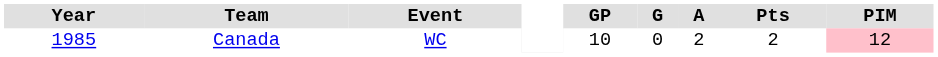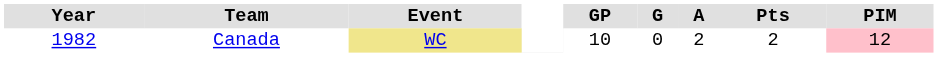(74, 40) 1985 -> (74, 40) 1982
(435, 40) no background -> (435, 40) khaki background
